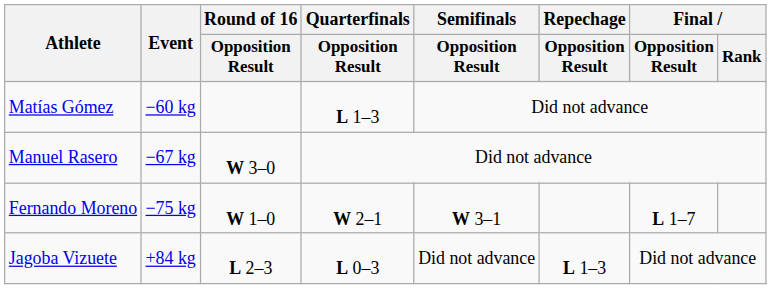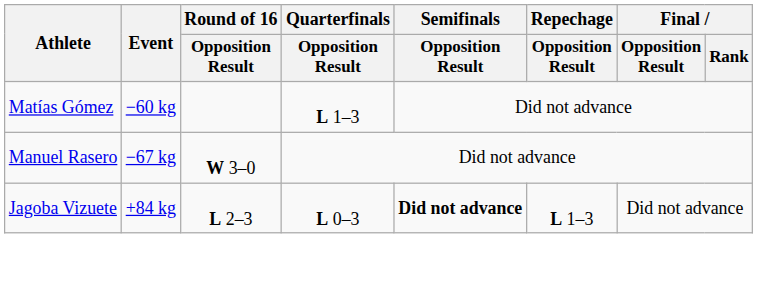- row: (73, 208)
(477, 258) normal -> (460, 208) bold
